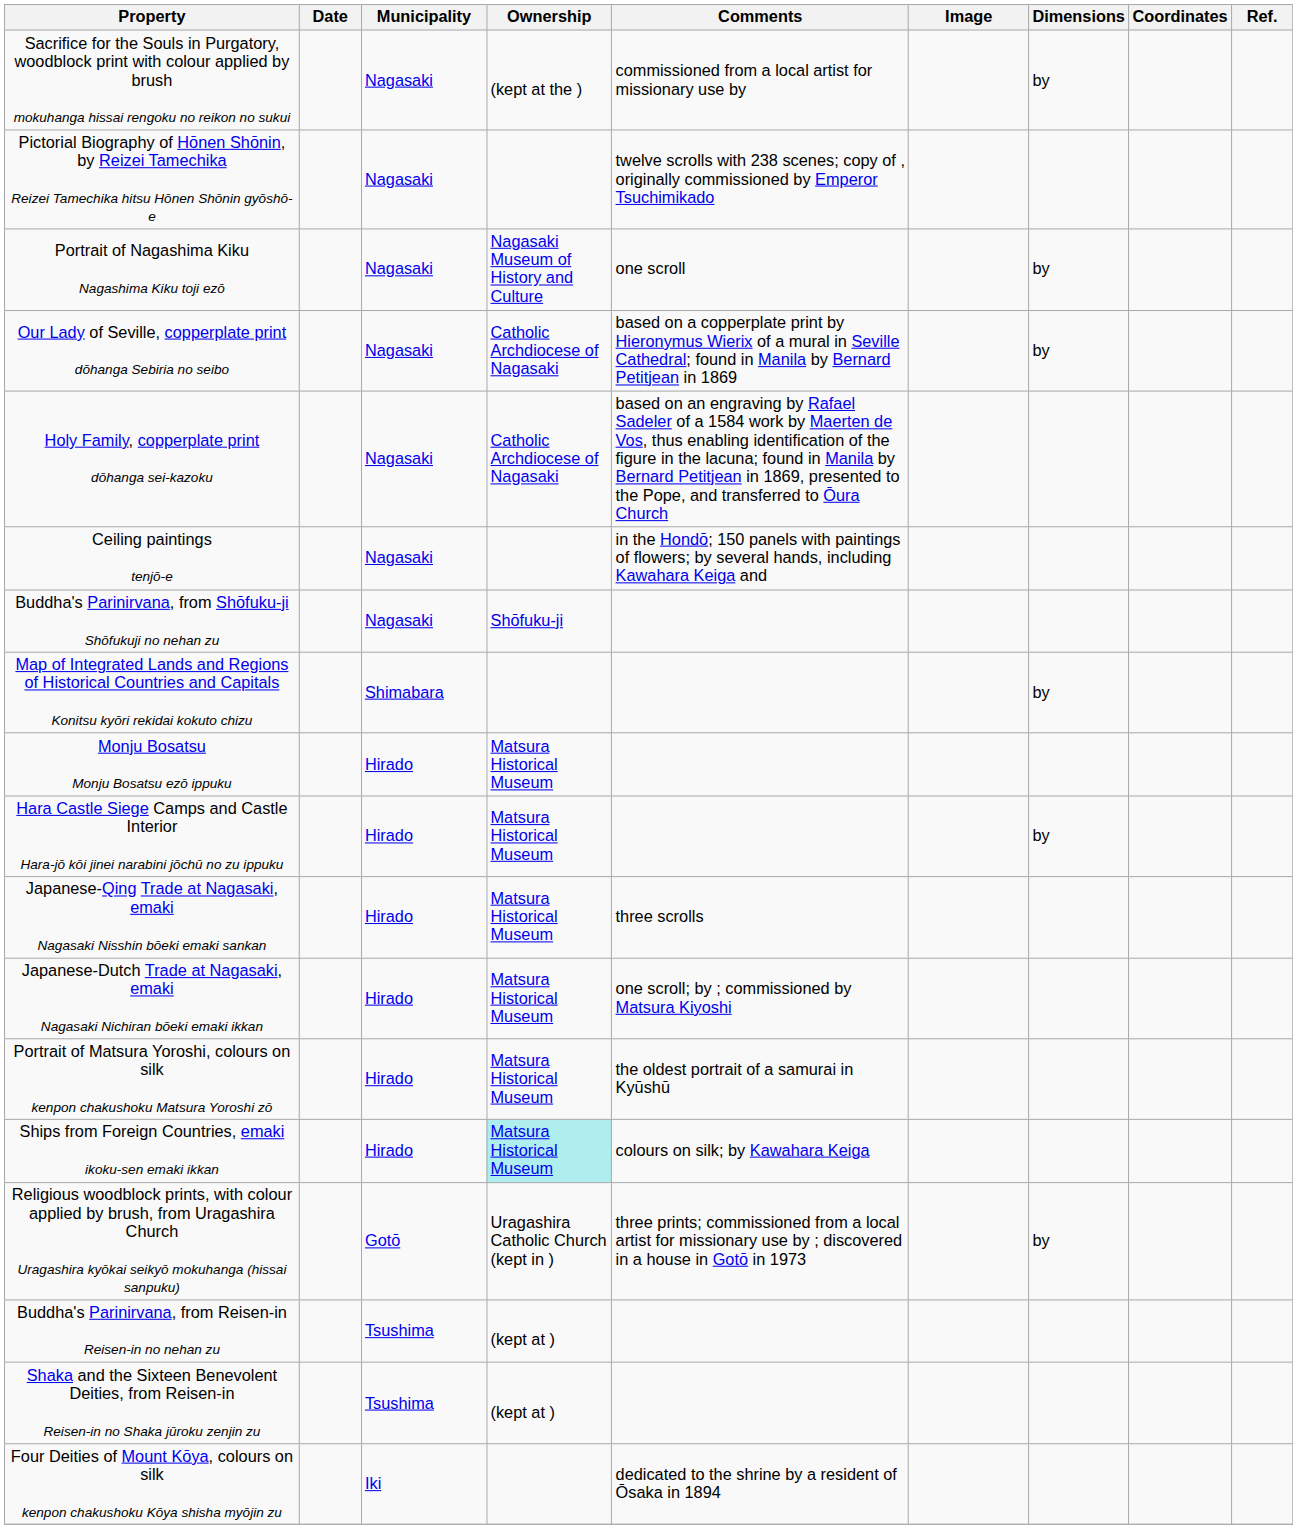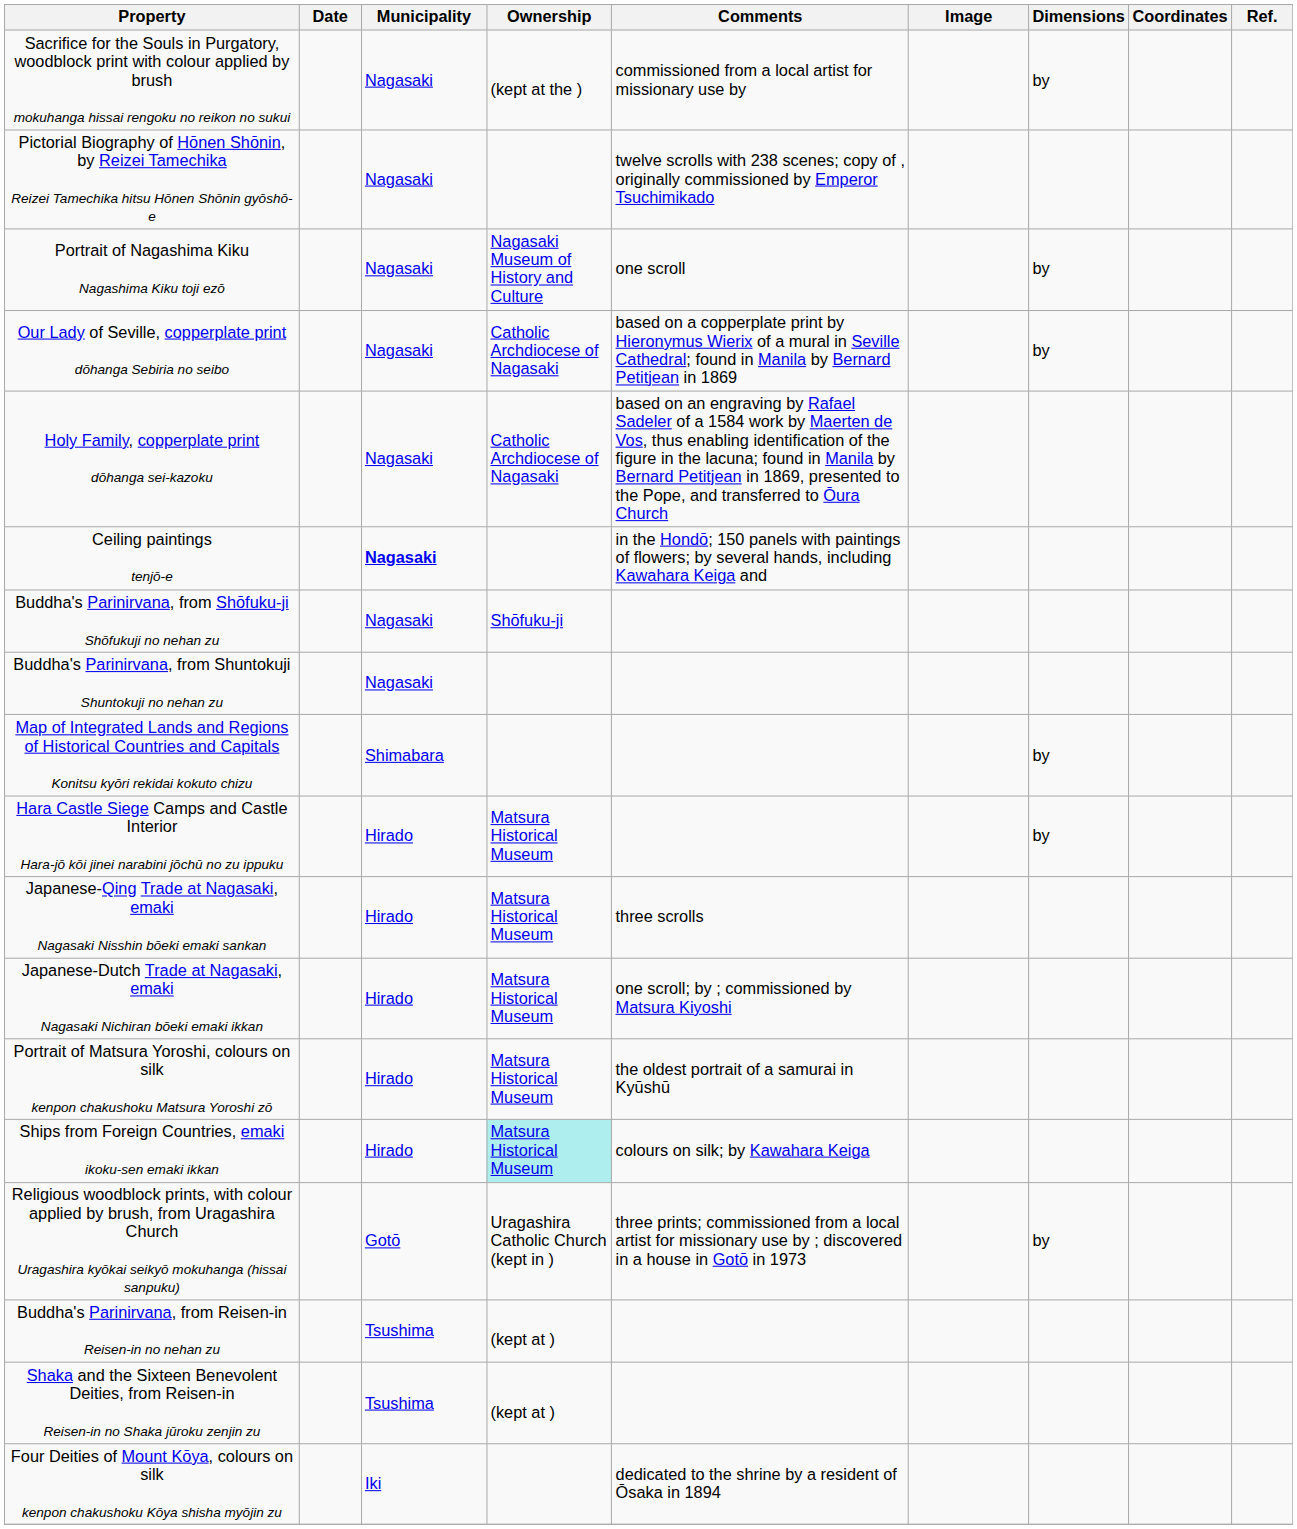(399, 558) normal -> (401, 558) bold
+ row: (152, 683)
- row: (152, 764)
